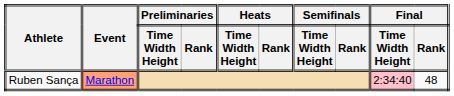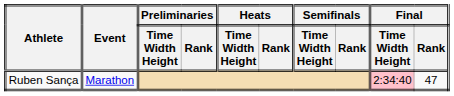(110, 81) lightsalmon background -> (110, 81) no background
(431, 81) 48 -> (431, 81) 47
